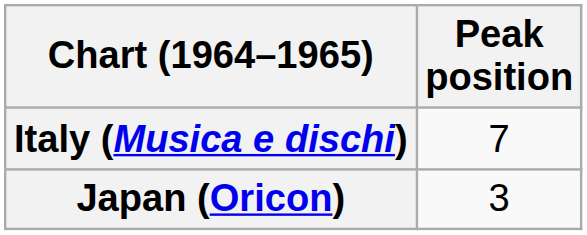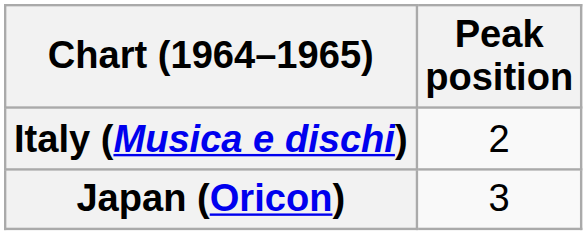(499, 137) 7 -> (499, 137) 2
